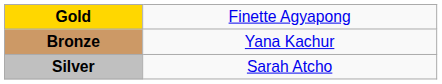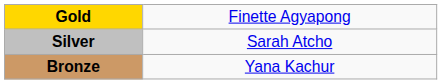rows swapped: (73, 66) <-> (73, 41)
